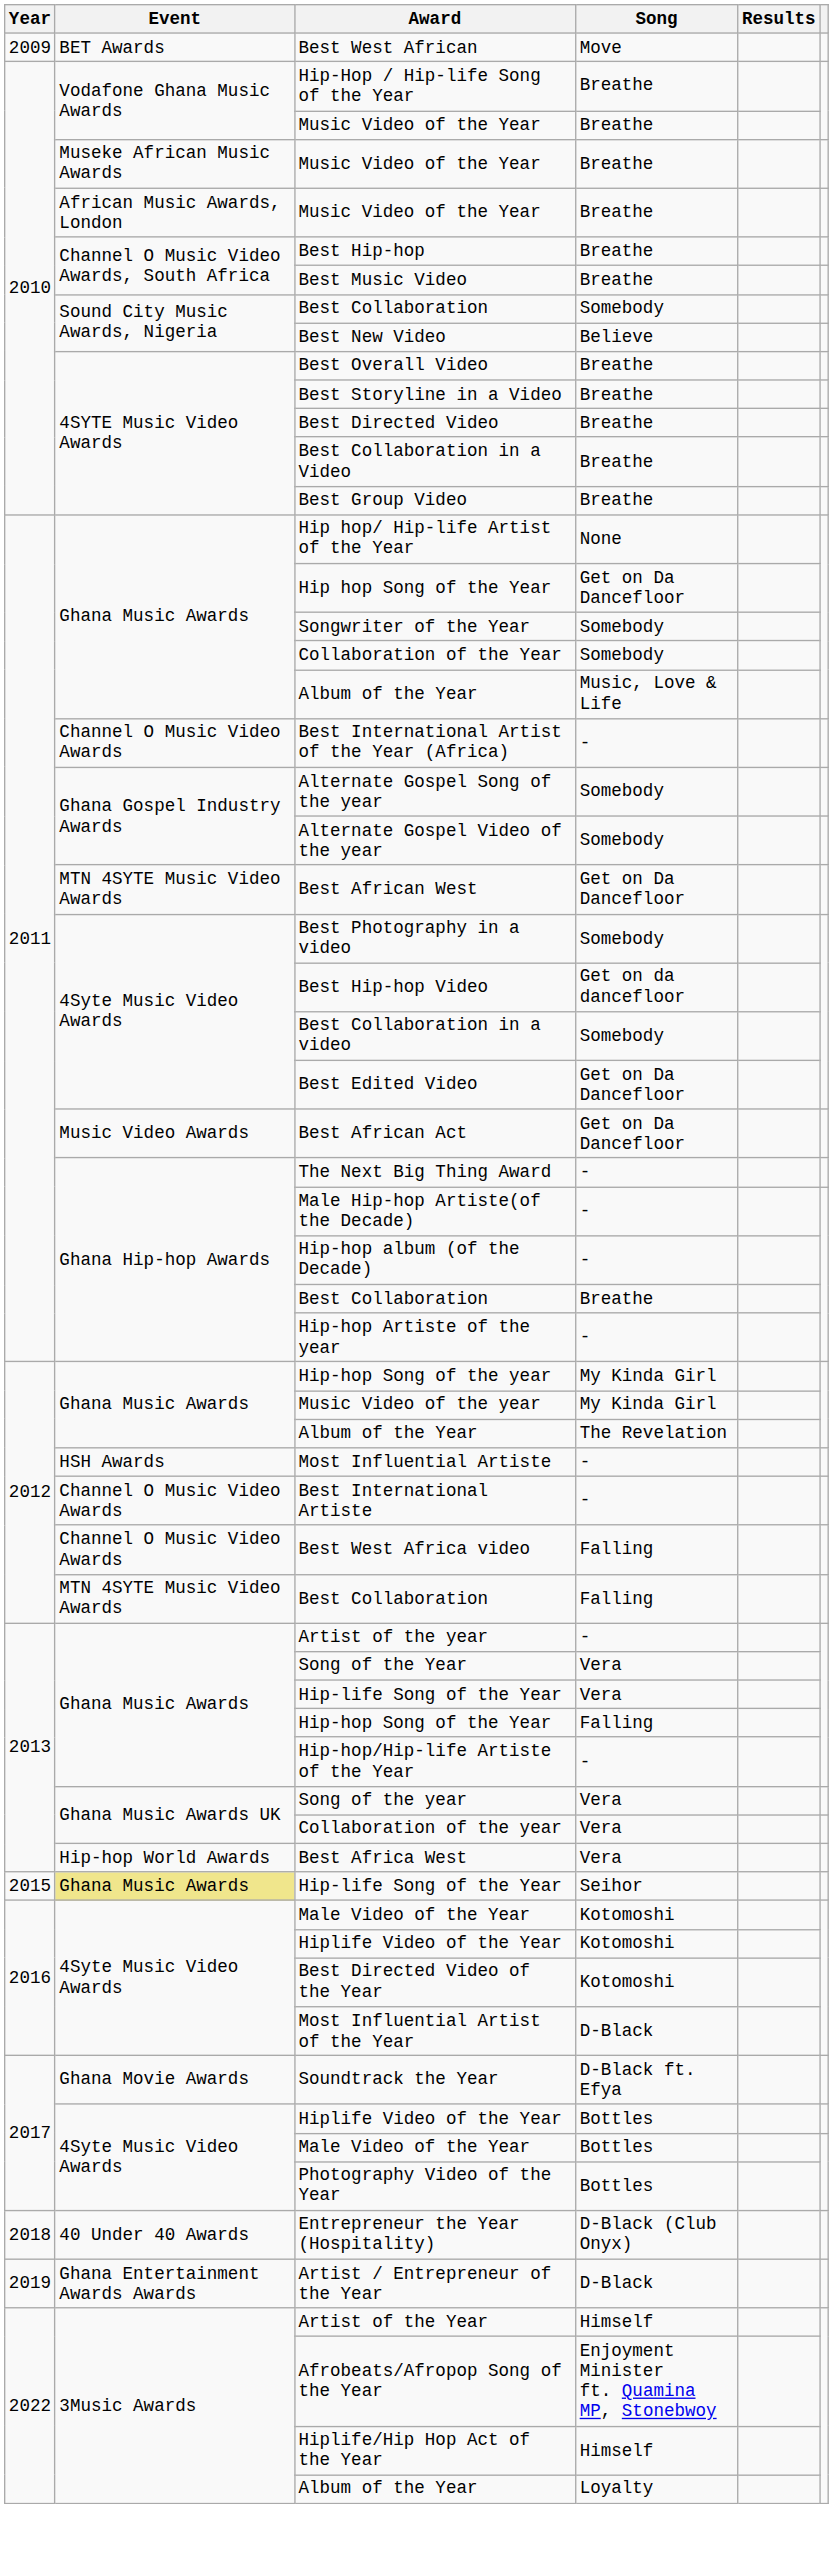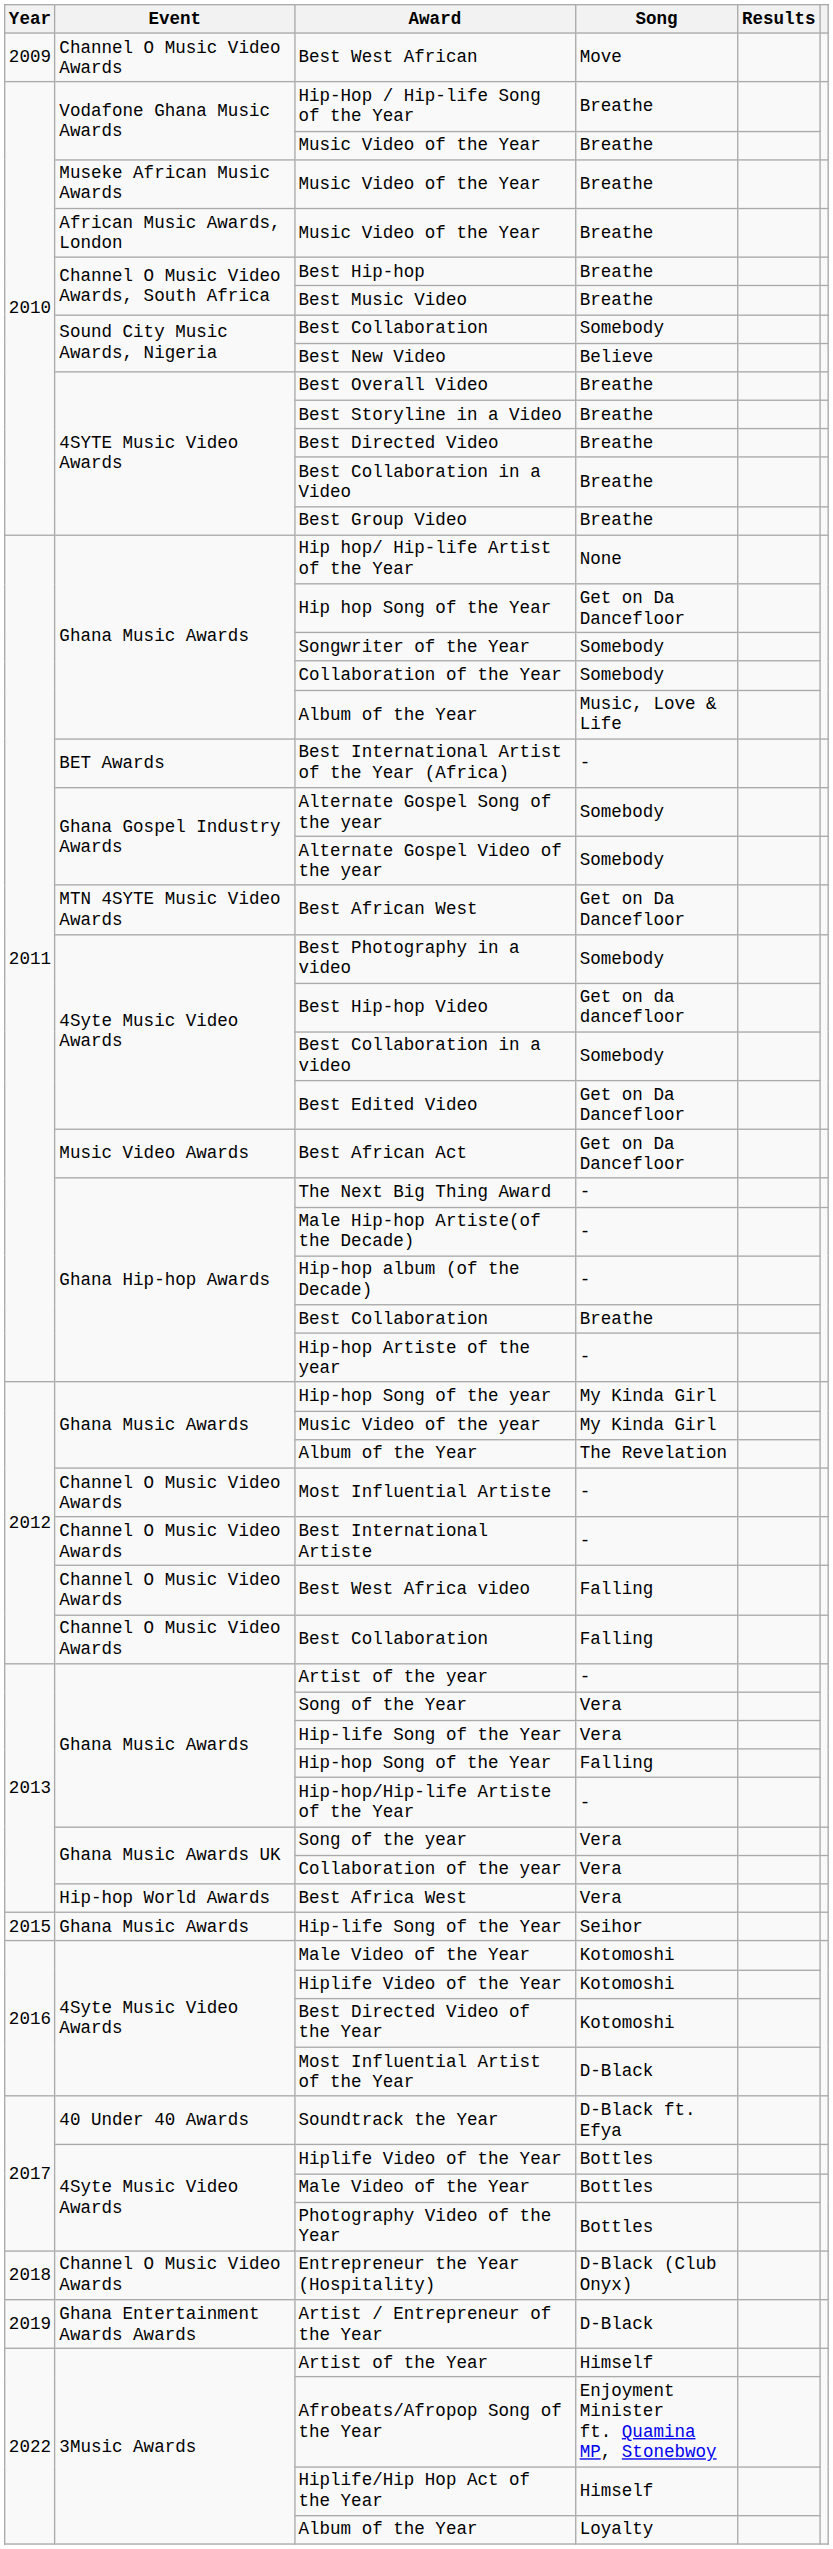(112, 48) BET Awards -> (170, 58) Channel O Music Video Awards
(170, 743) Channel O Music Video Awards -> (112, 763) BET Awards
(112, 1462) HSH Awards -> (170, 1492) Channel O Music Video Awards
(170, 1598) MTN 4SYTE Music Video Awards -> (170, 1639) Channel O Music Video Awards
(154, 1886) khaki background -> (154, 1927) no background
(154, 2080) Ghana Movie Awards -> (154, 2120) 40 Under 40 Awards
(154, 2235) 40 Under 40 Awards -> (170, 2275) Channel O Music Video Awards
